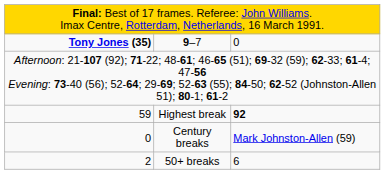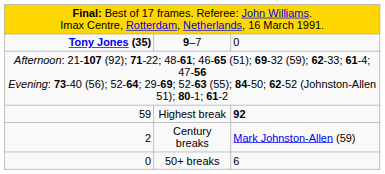(148, 138) 0 -> (148, 138) 2
(148, 161) 2 -> (148, 161) 0
